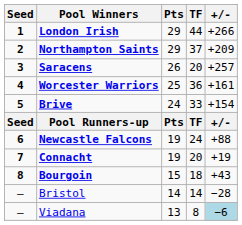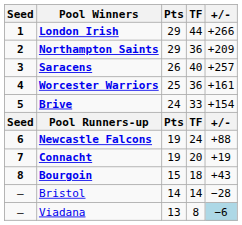(196, 49) 37 -> (196, 49) 36
(196, 67) 20 -> (196, 67) 40
